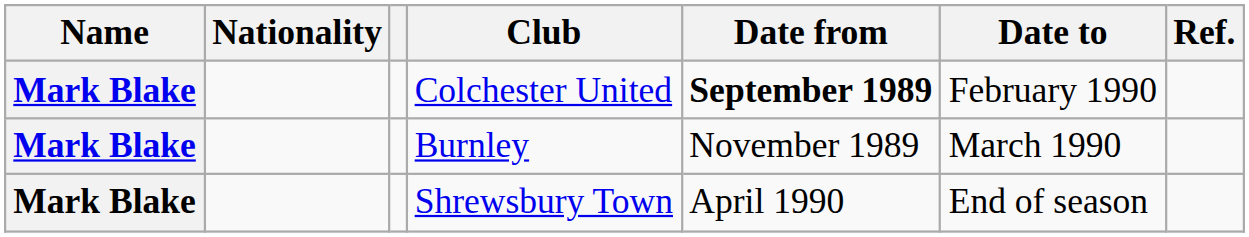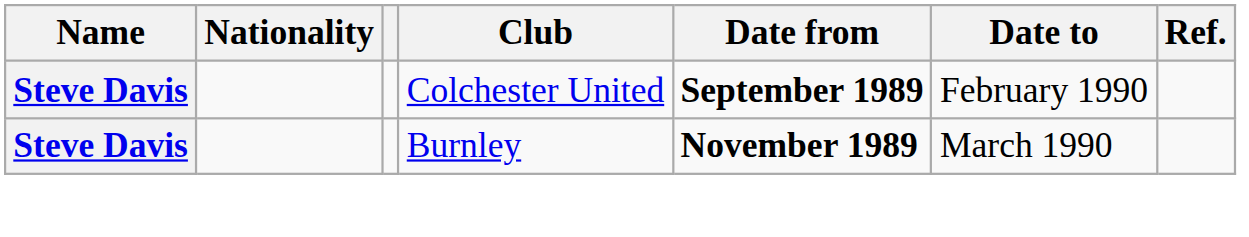(105, 88) Mark Blake -> (101, 88) Steve Davis
(105, 145) Mark Blake -> (101, 145) Steve Davis
(804, 145) normal -> (799, 145) bold
- row: (544, 201)
